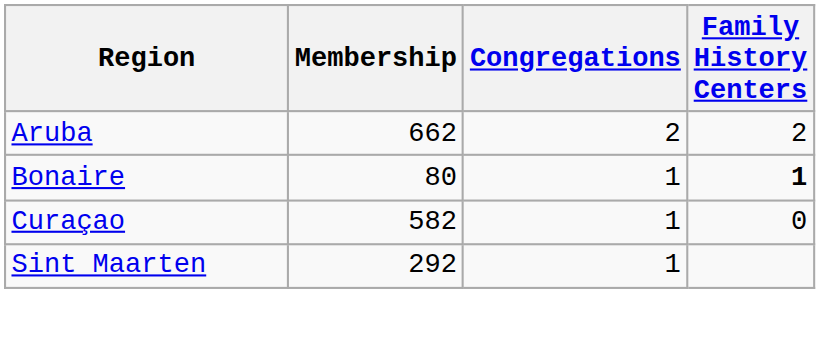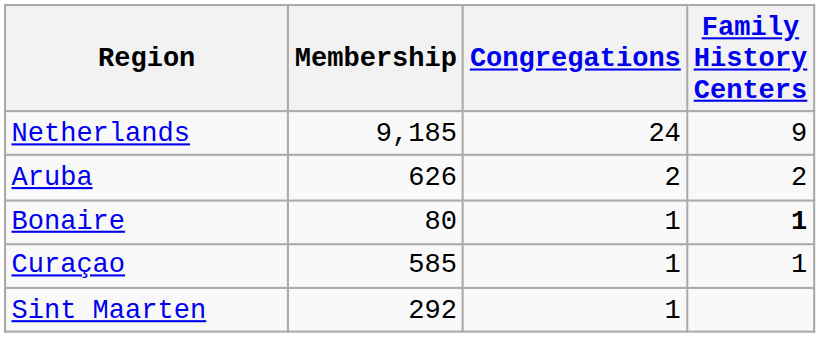+ row: (101, 134)
(433, 134) 662 -> (433, 178) 626
(433, 222) 582 -> (433, 266) 585
(799, 222) 0 -> (799, 266) 1
